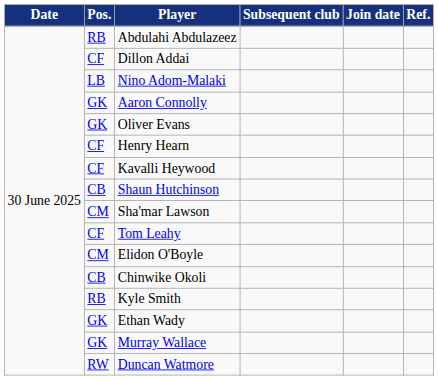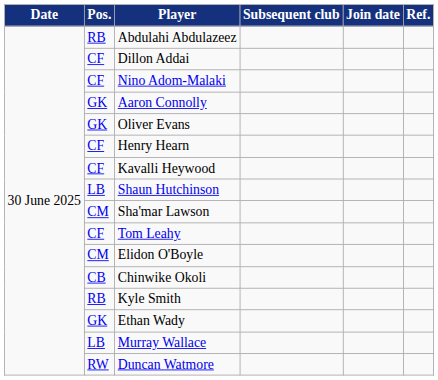(96, 80) LB -> (96, 80) CF
(97, 189) CB -> (96, 189) LB
(97, 342) GK -> (96, 342) LB
